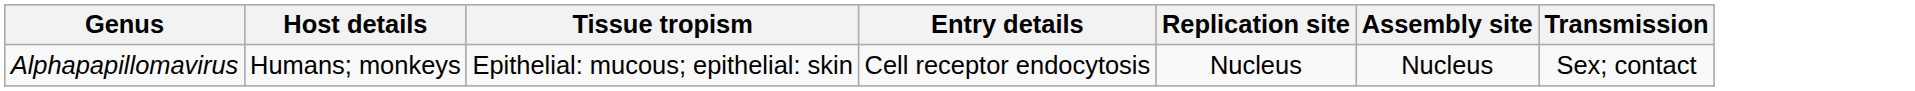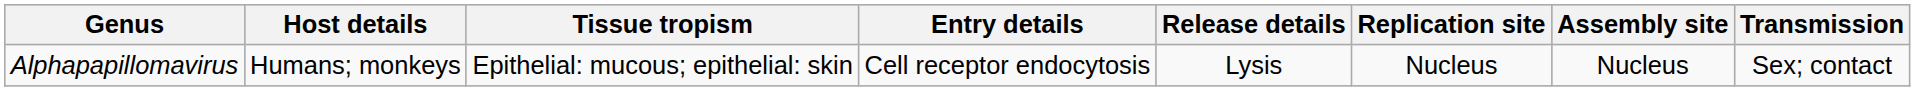+ column: (1254, 24)
